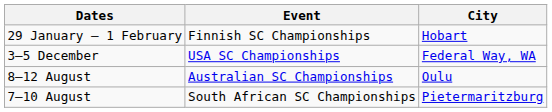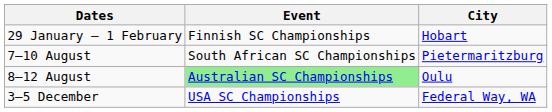rows swapped: (49, 97) <-> (53, 56)
(291, 76) no background -> (291, 76) lightgreen background
